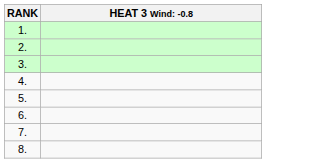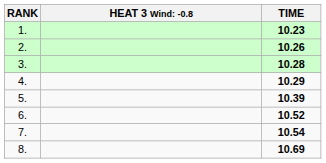+ column: (291, 13)
